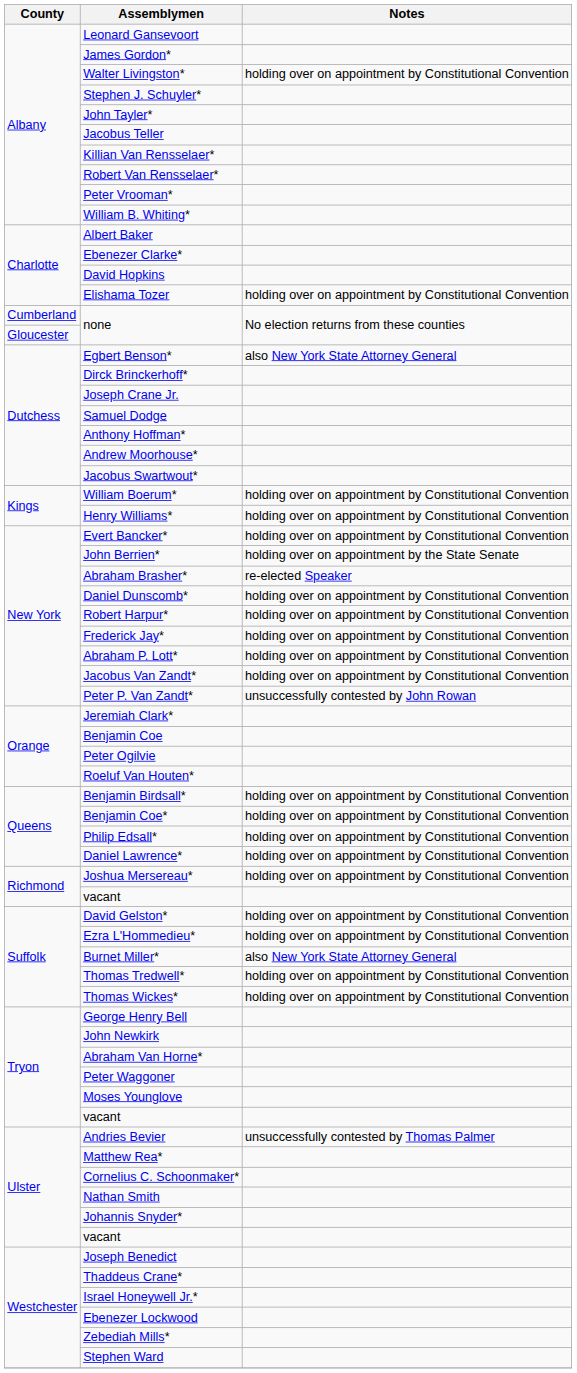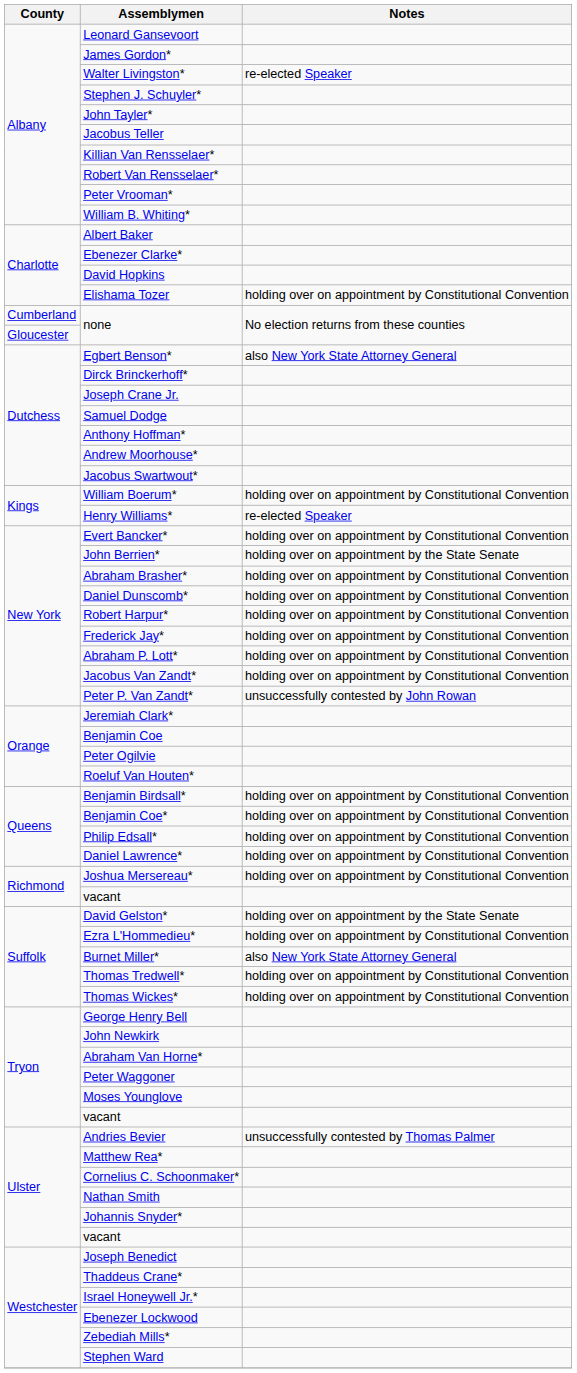(407, 74) holding over on appointment by Constitutional Convention -> (298, 74) re-elected Speaker
(407, 515) holding over on appointment by Constitutional Convention -> (298, 515) re-elected Speaker
(298, 575) re-elected Speaker -> (407, 575) holding over on appointment by Constitutional Convention
(407, 916) holding over on appointment by Constitutional Convention -> (382, 916) holding over on appointment by the State Senate
